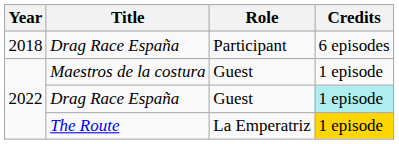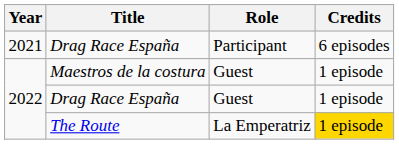(25, 44) 2018 -> (25, 44) 2021
(351, 98) paleturquoise background -> (351, 98) no background
